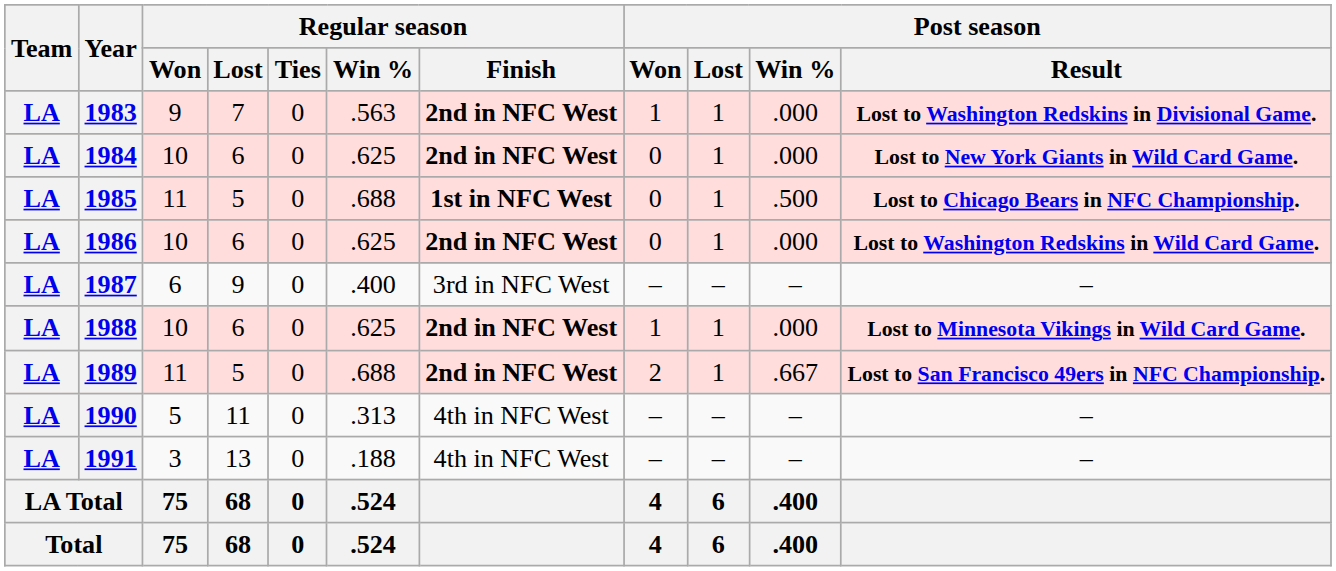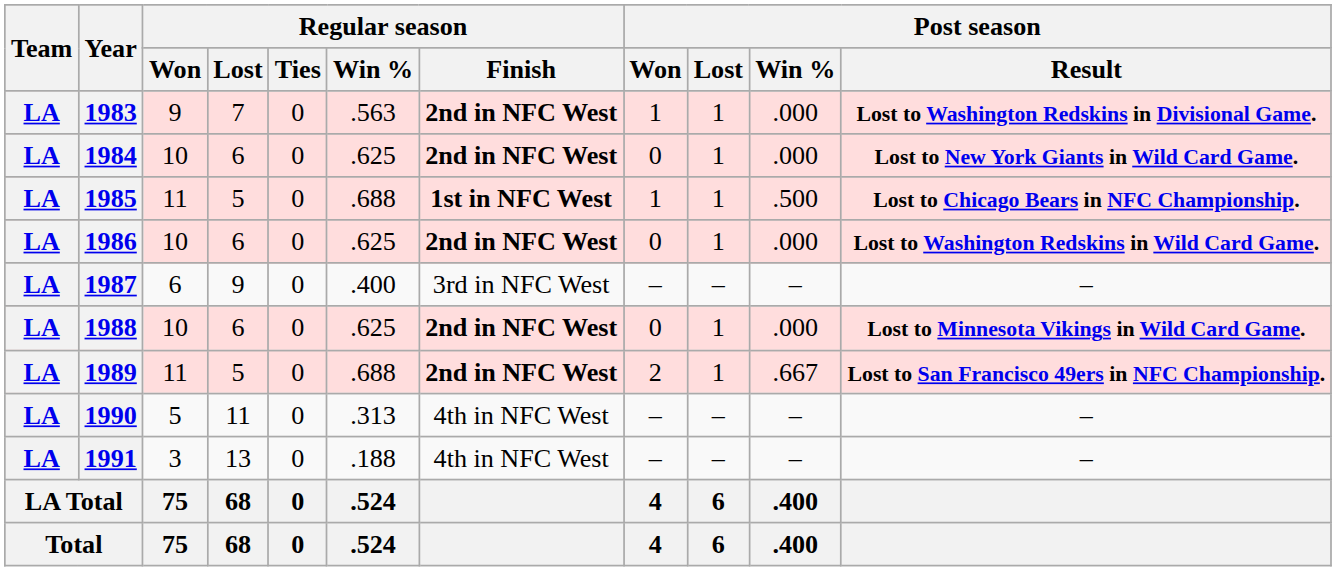(655, 198) 0 -> (655, 198) 1
(655, 327) 1 -> (655, 327) 0
